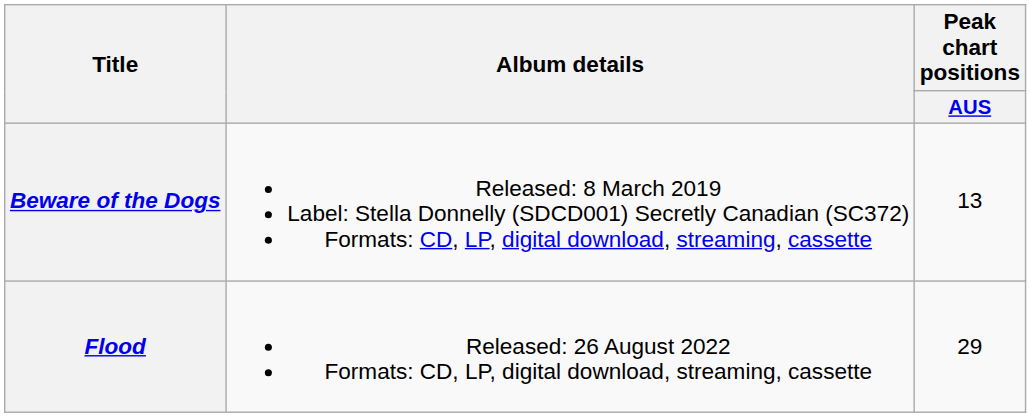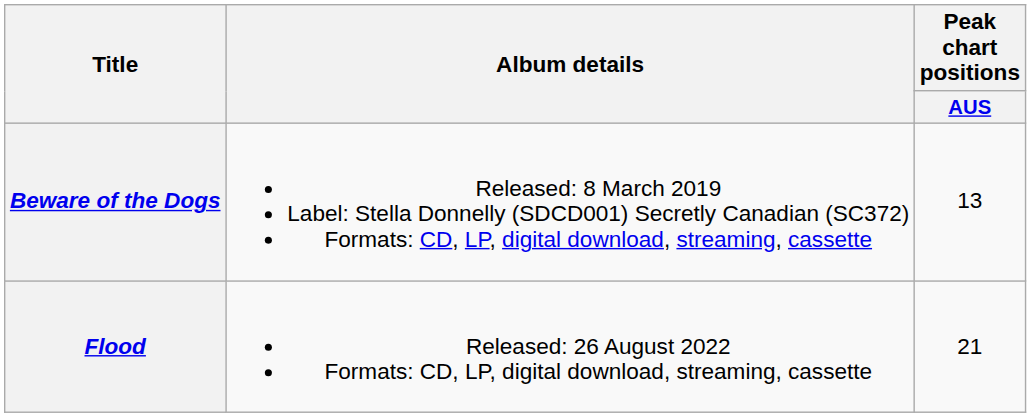(970, 345) 29 -> (970, 345) 21
